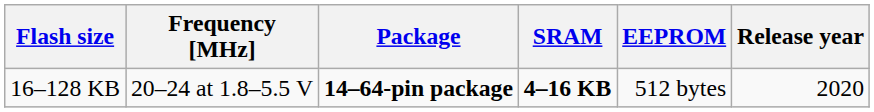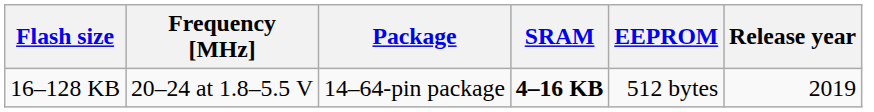(419, 87) bold -> (415, 87) normal
(840, 87) 2020 -> (832, 87) 2019
